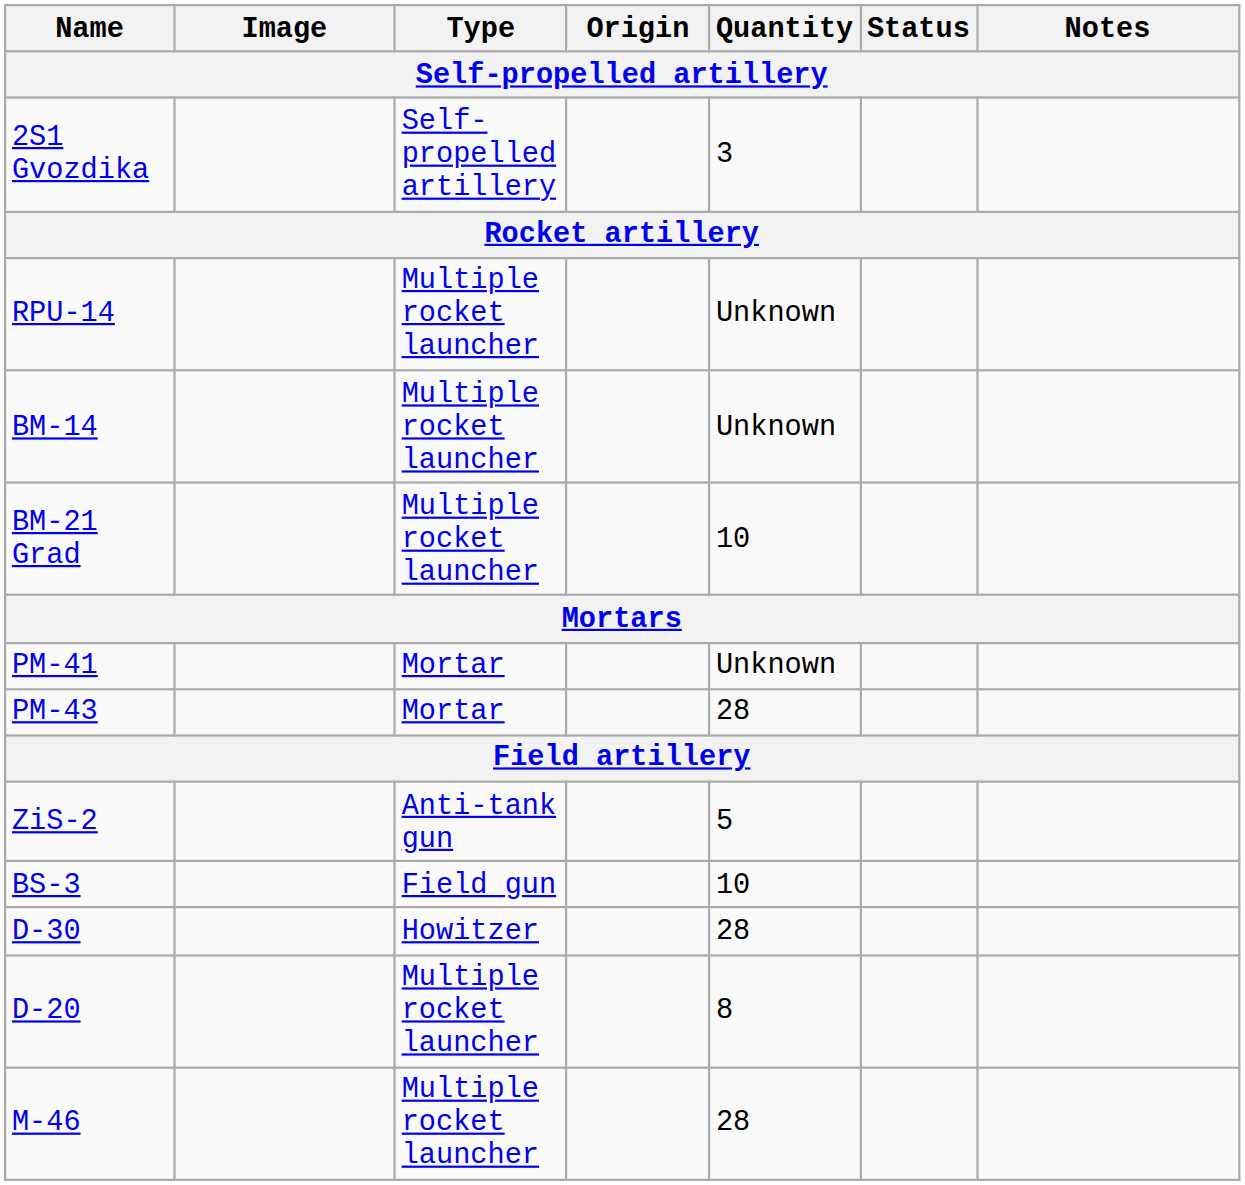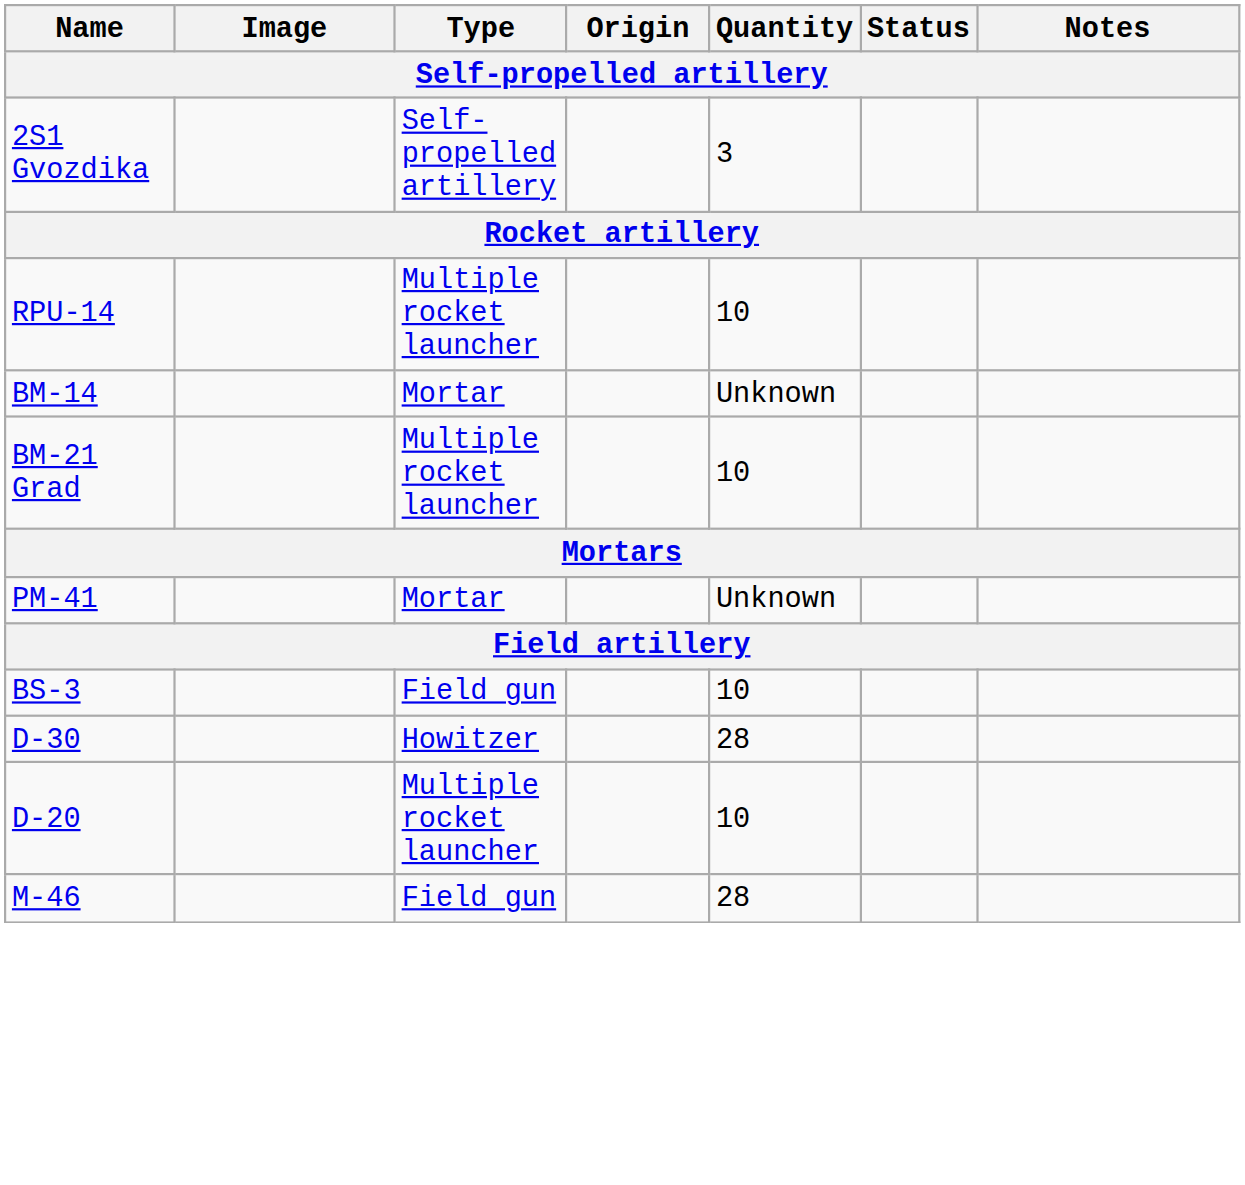(776, 314) Unknown -> (733, 314) 10
(470, 426) Multiple rocket launcher -> (453, 393) Mortar
- row: (55, 712)
- row: (55, 822)
(725, 1011) 8 -> (733, 819) 10
(470, 1124) Multiple rocket launcher -> (479, 898) Field gun
